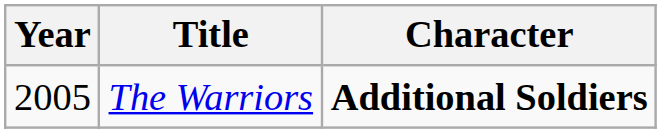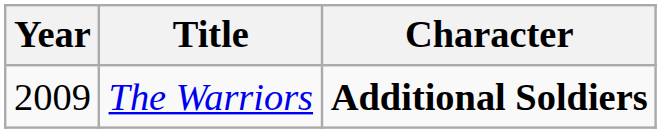(52, 95) 2005 -> (52, 95) 2009
